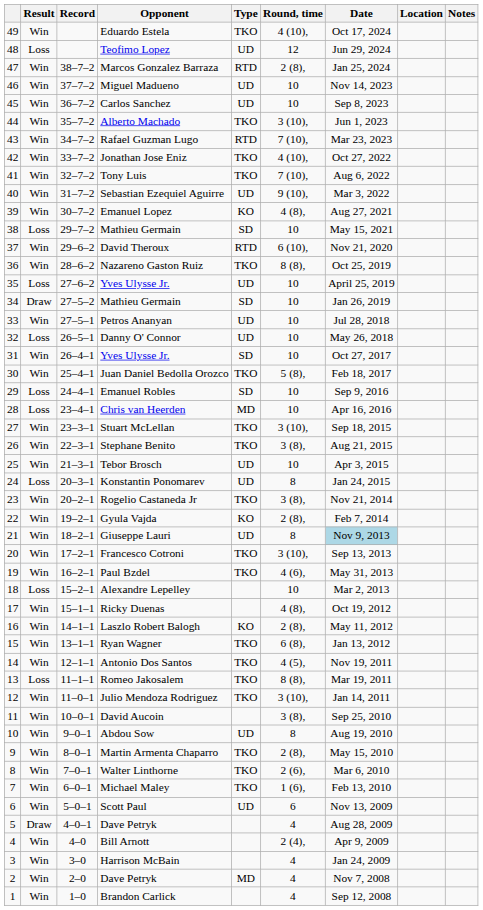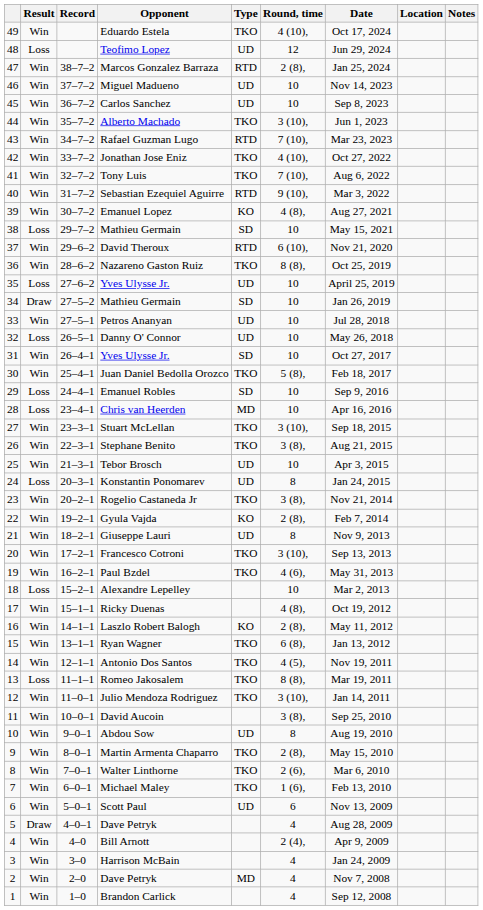(246, 193) UD -> (246, 193) RTD
(361, 535) lightblue background -> (361, 535) no background
